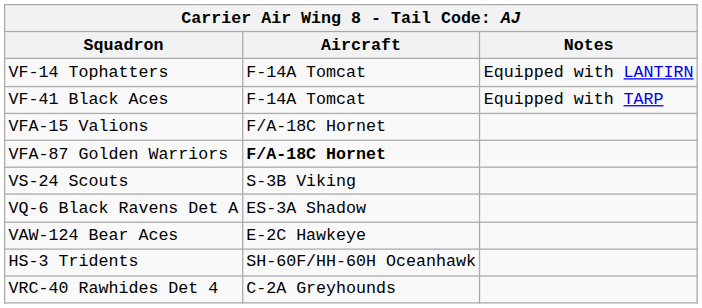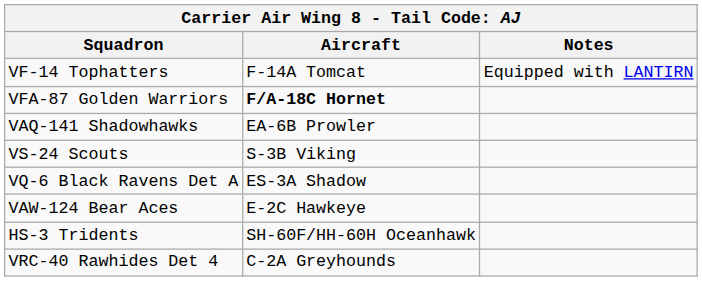- row: (88, 100)
- row: (78, 127)
+ row: (103, 127)
